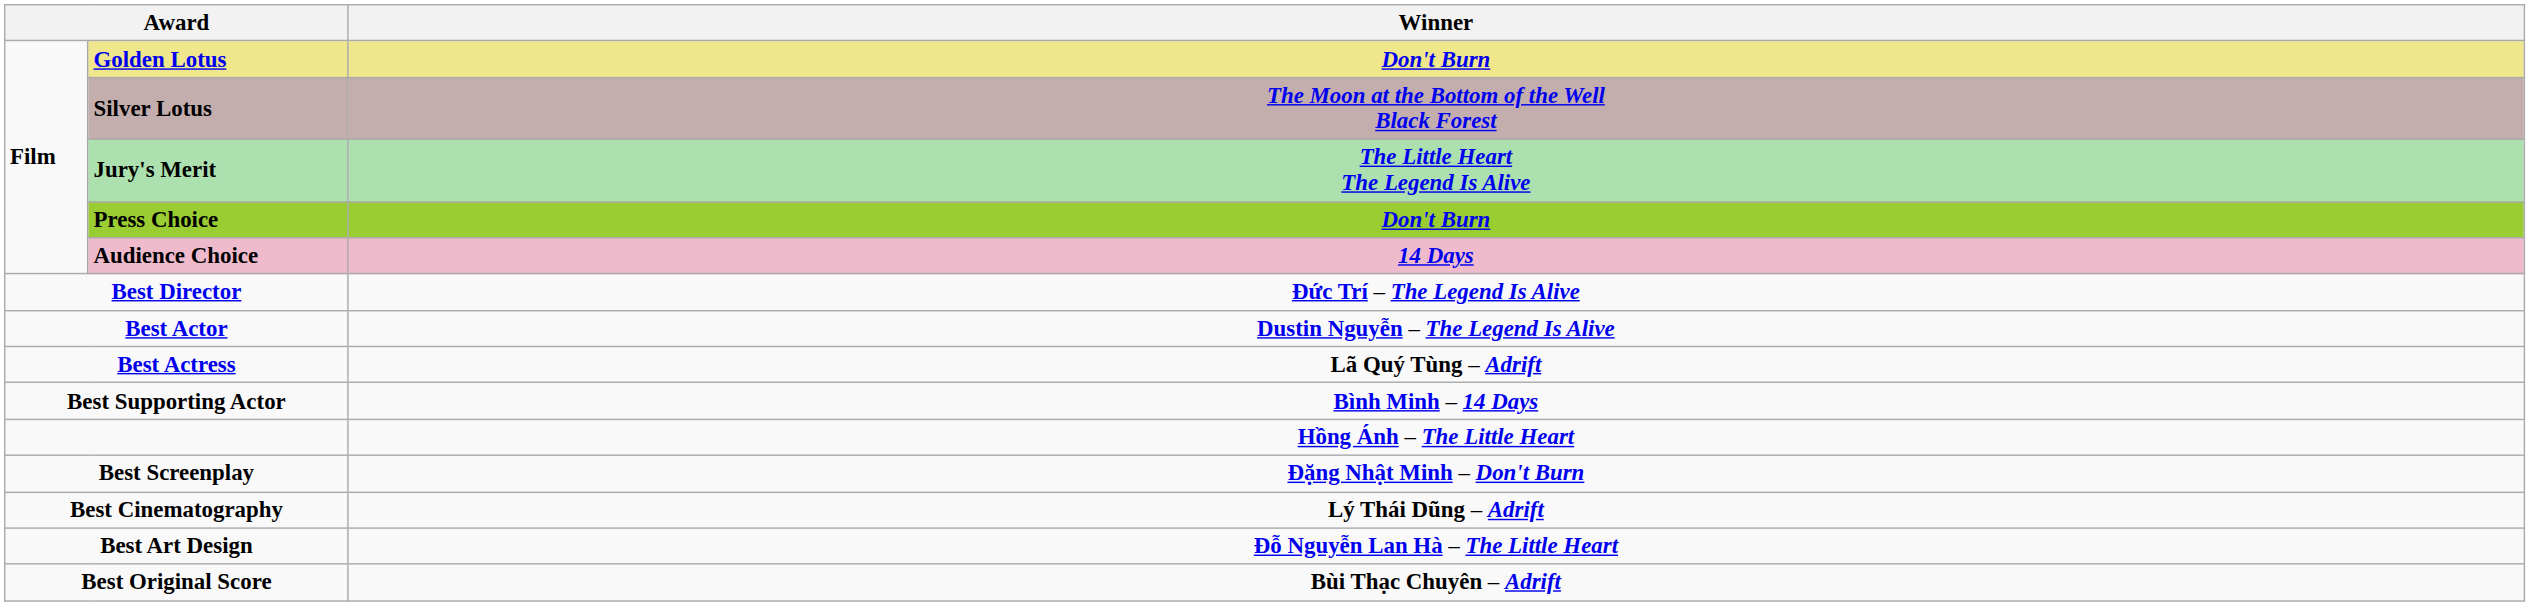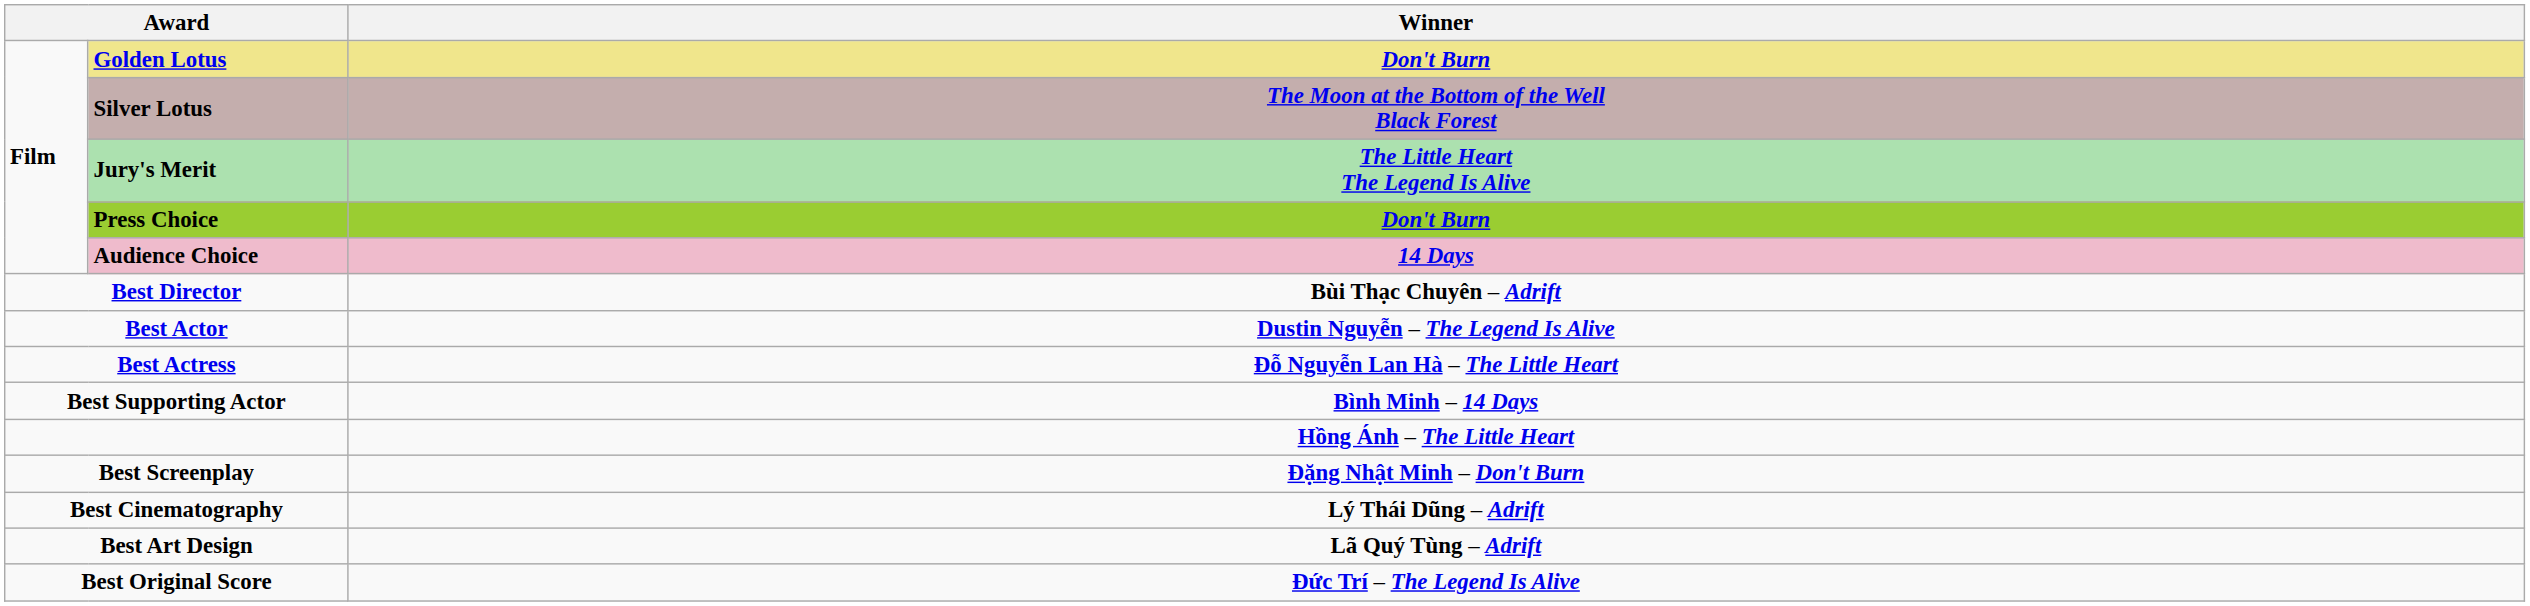(1436, 291) Đức Trí – The Legend Is Alive -> (1436, 291) Bùi Thạc Chuyên – Adrift
(1436, 364) Lã Quý Tùng – Adrift -> (1436, 364) Đỗ Nguyễn Lan Hà – The Little Heart
(1436, 545) Đỗ Nguyễn Lan Hà – The Little Heart -> (1436, 545) Lã Quý Tùng – Adrift
(1436, 582) Bùi Thạc Chuyên – Adrift -> (1436, 582) Đức Trí – The Legend Is Alive
